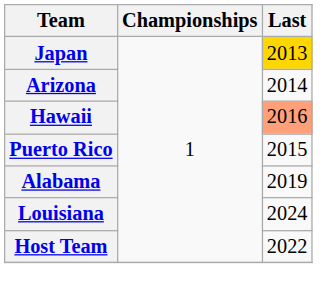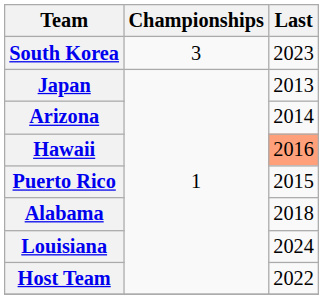+ row: (64, 52)
(287, 52) gold background -> (294, 85) no background
(287, 181) 2019 -> (294, 213) 2018
